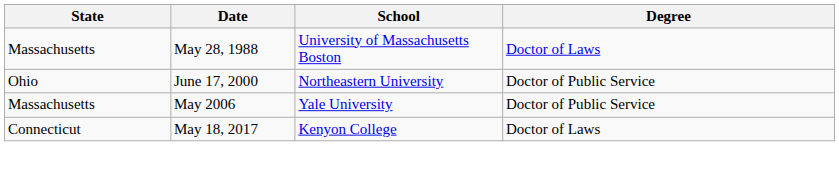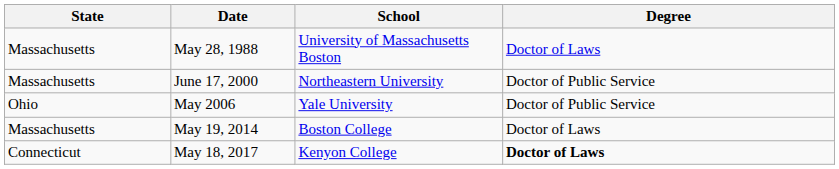(23, 81) Ohio -> (51, 81) Massachusetts
(51, 104) Massachusetts -> (23, 104) Ohio
+ row: (216, 128)
(553, 128) normal -> (555, 152) bold
